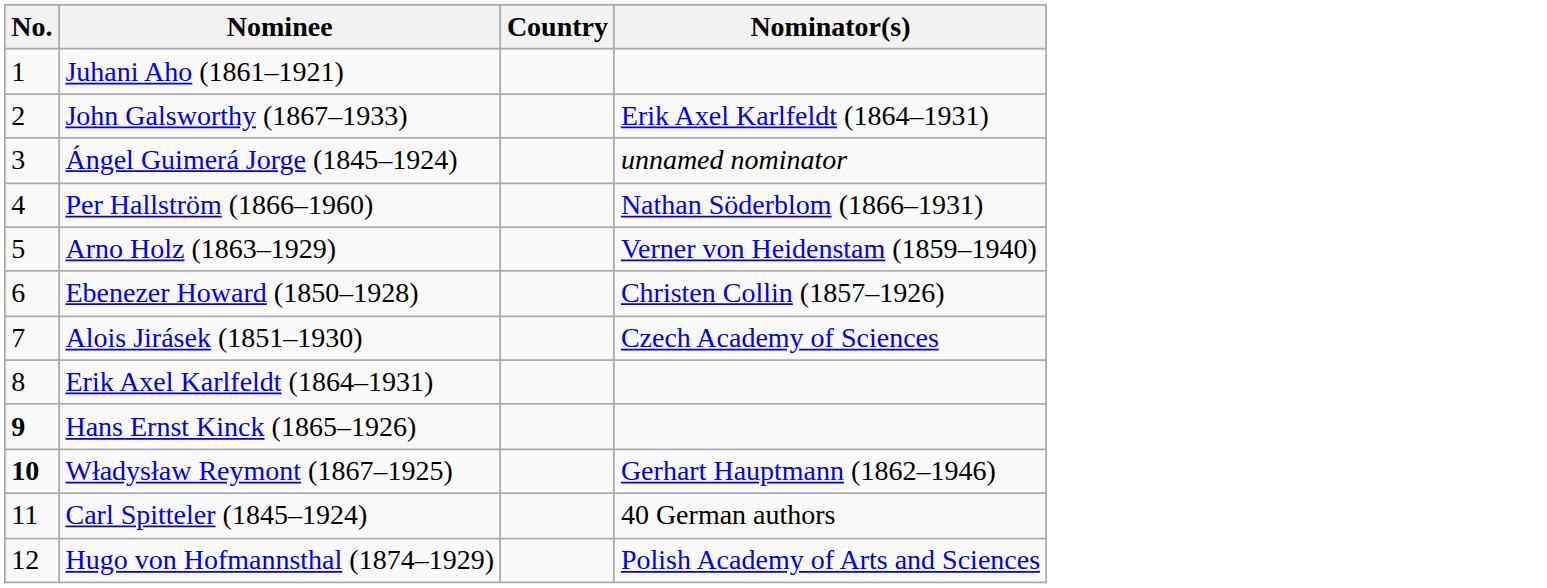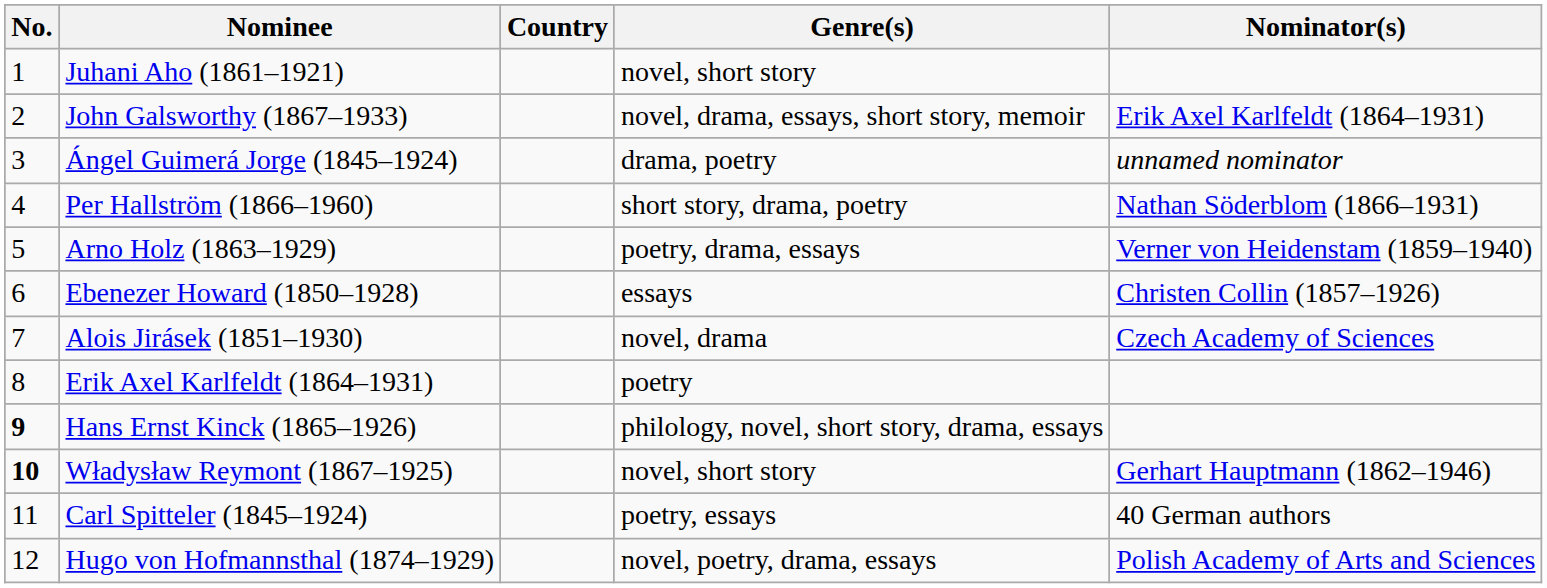+ column: (862, 26)
